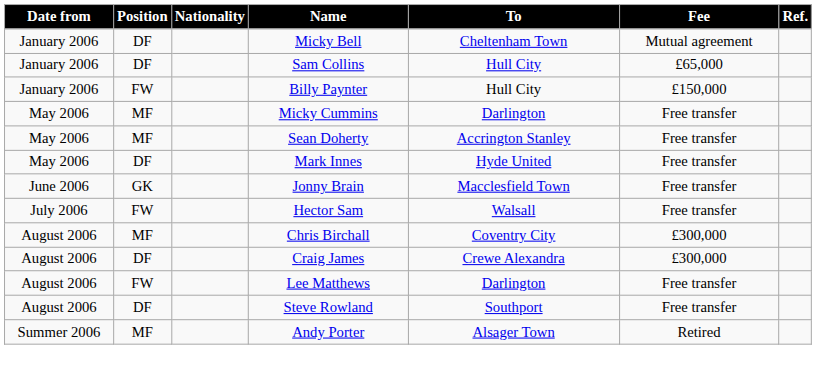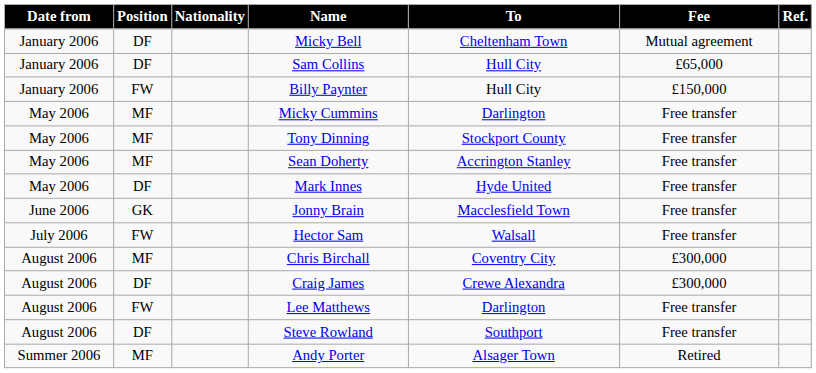+ row: (328, 138)
